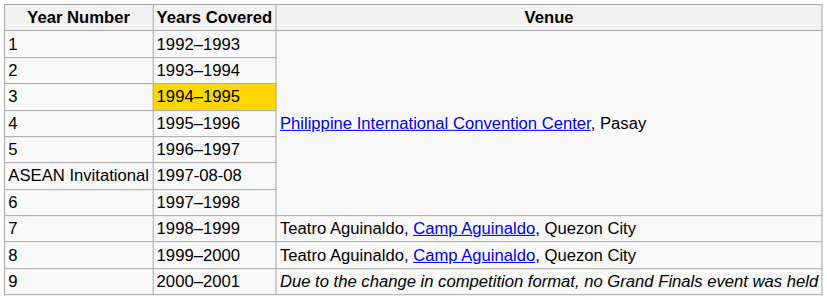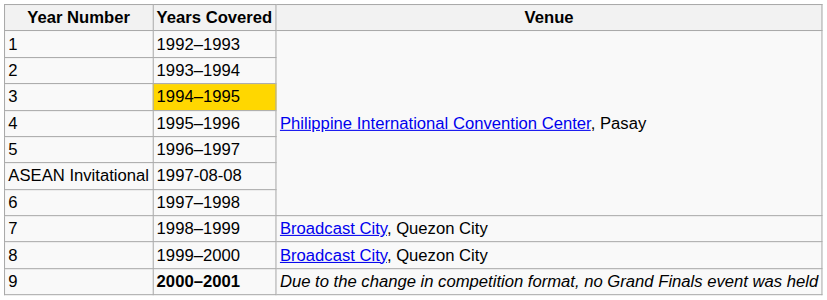(458, 228) Teatro Aguinaldo, Camp Aguinaldo, Quezon City -> (384, 228) Broadcast City, Quezon City
(458, 255) Teatro Aguinaldo, Camp Aguinaldo, Quezon City -> (384, 255) Broadcast City, Quezon City
(198, 281) normal -> (198, 281) bold
